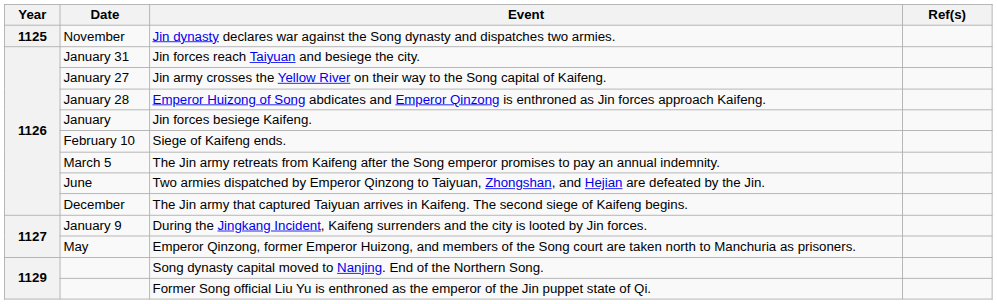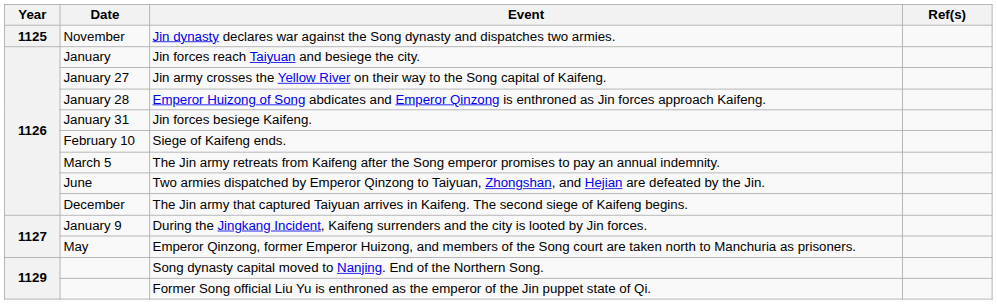(96, 57) January 31 -> (87, 57) January
(87, 120) January -> (96, 120) January 31
